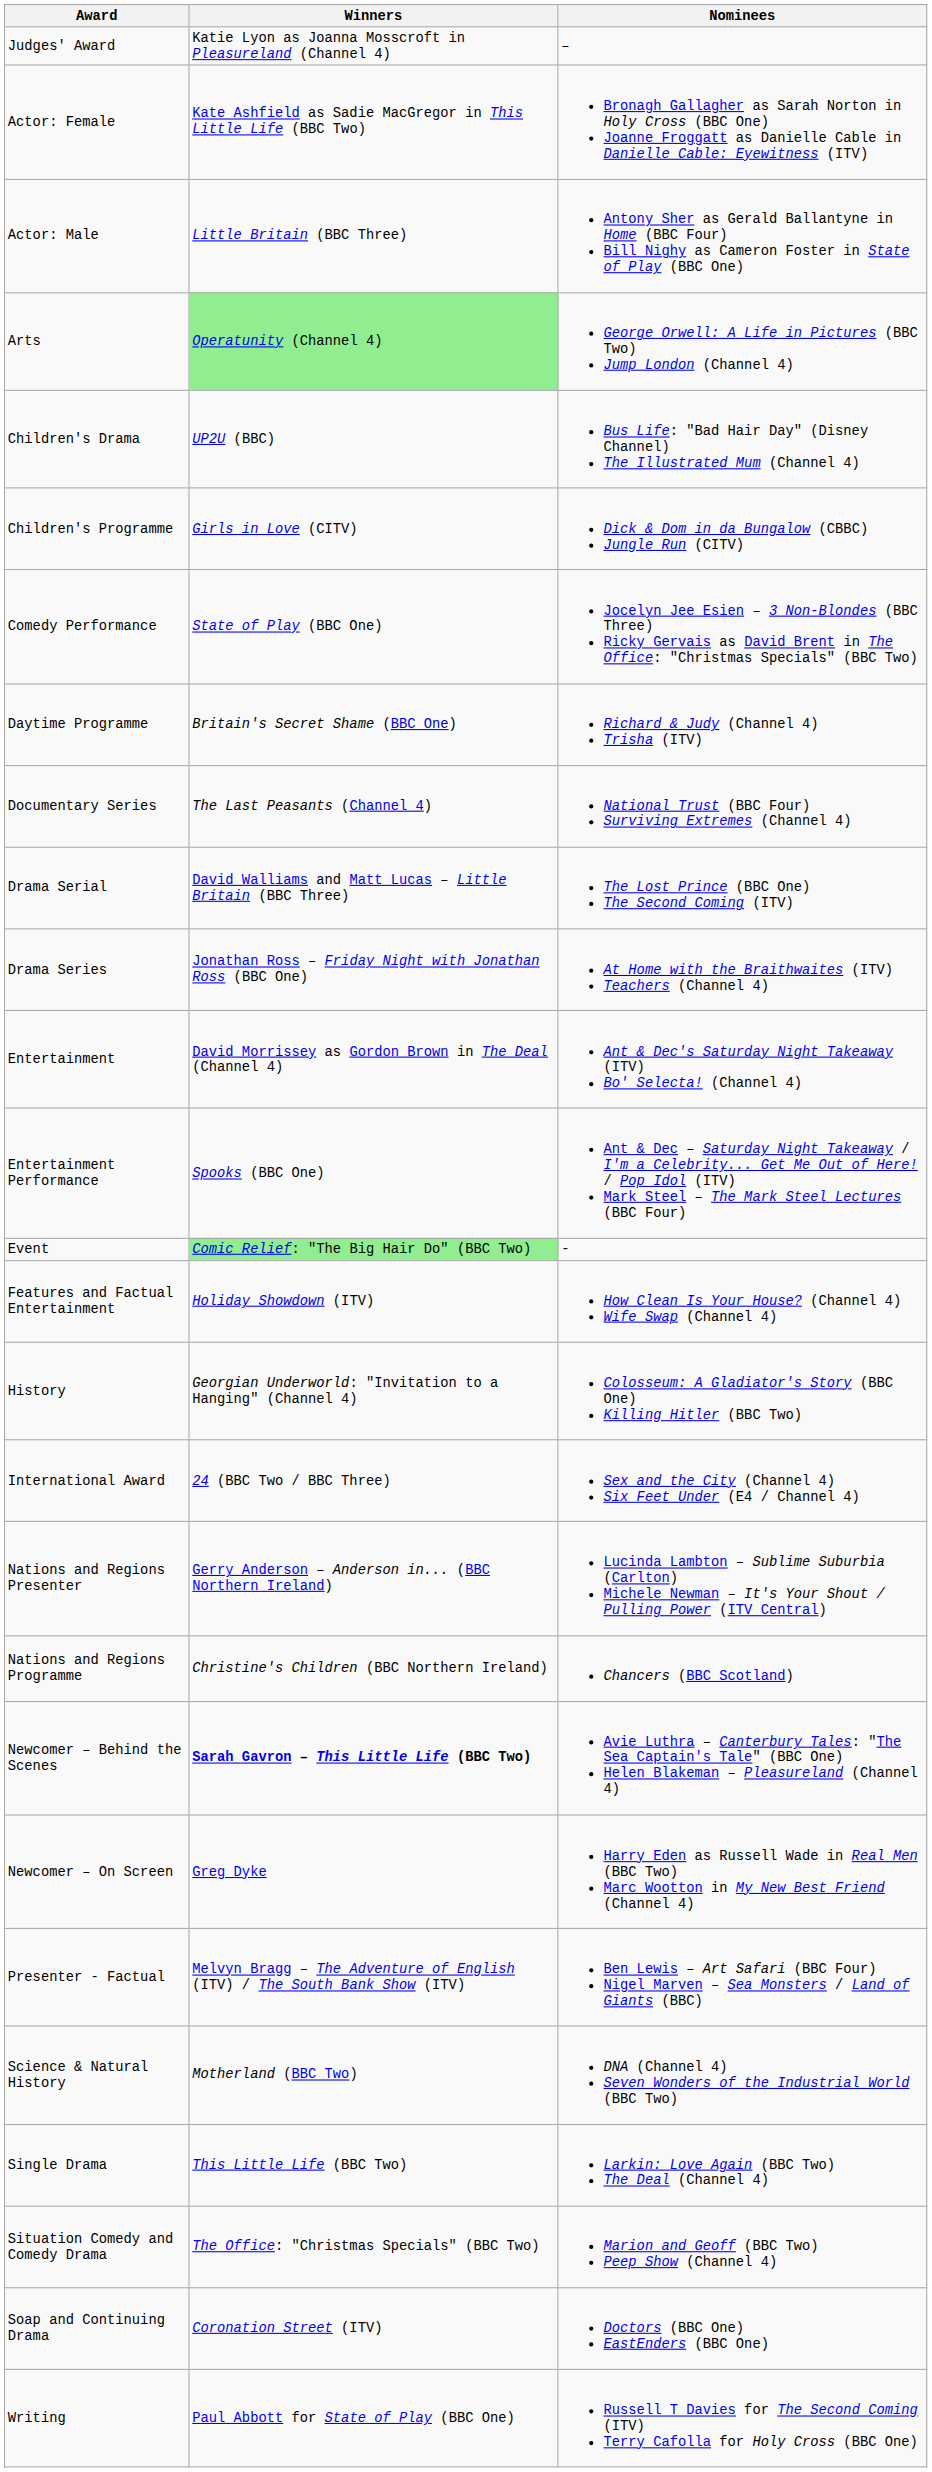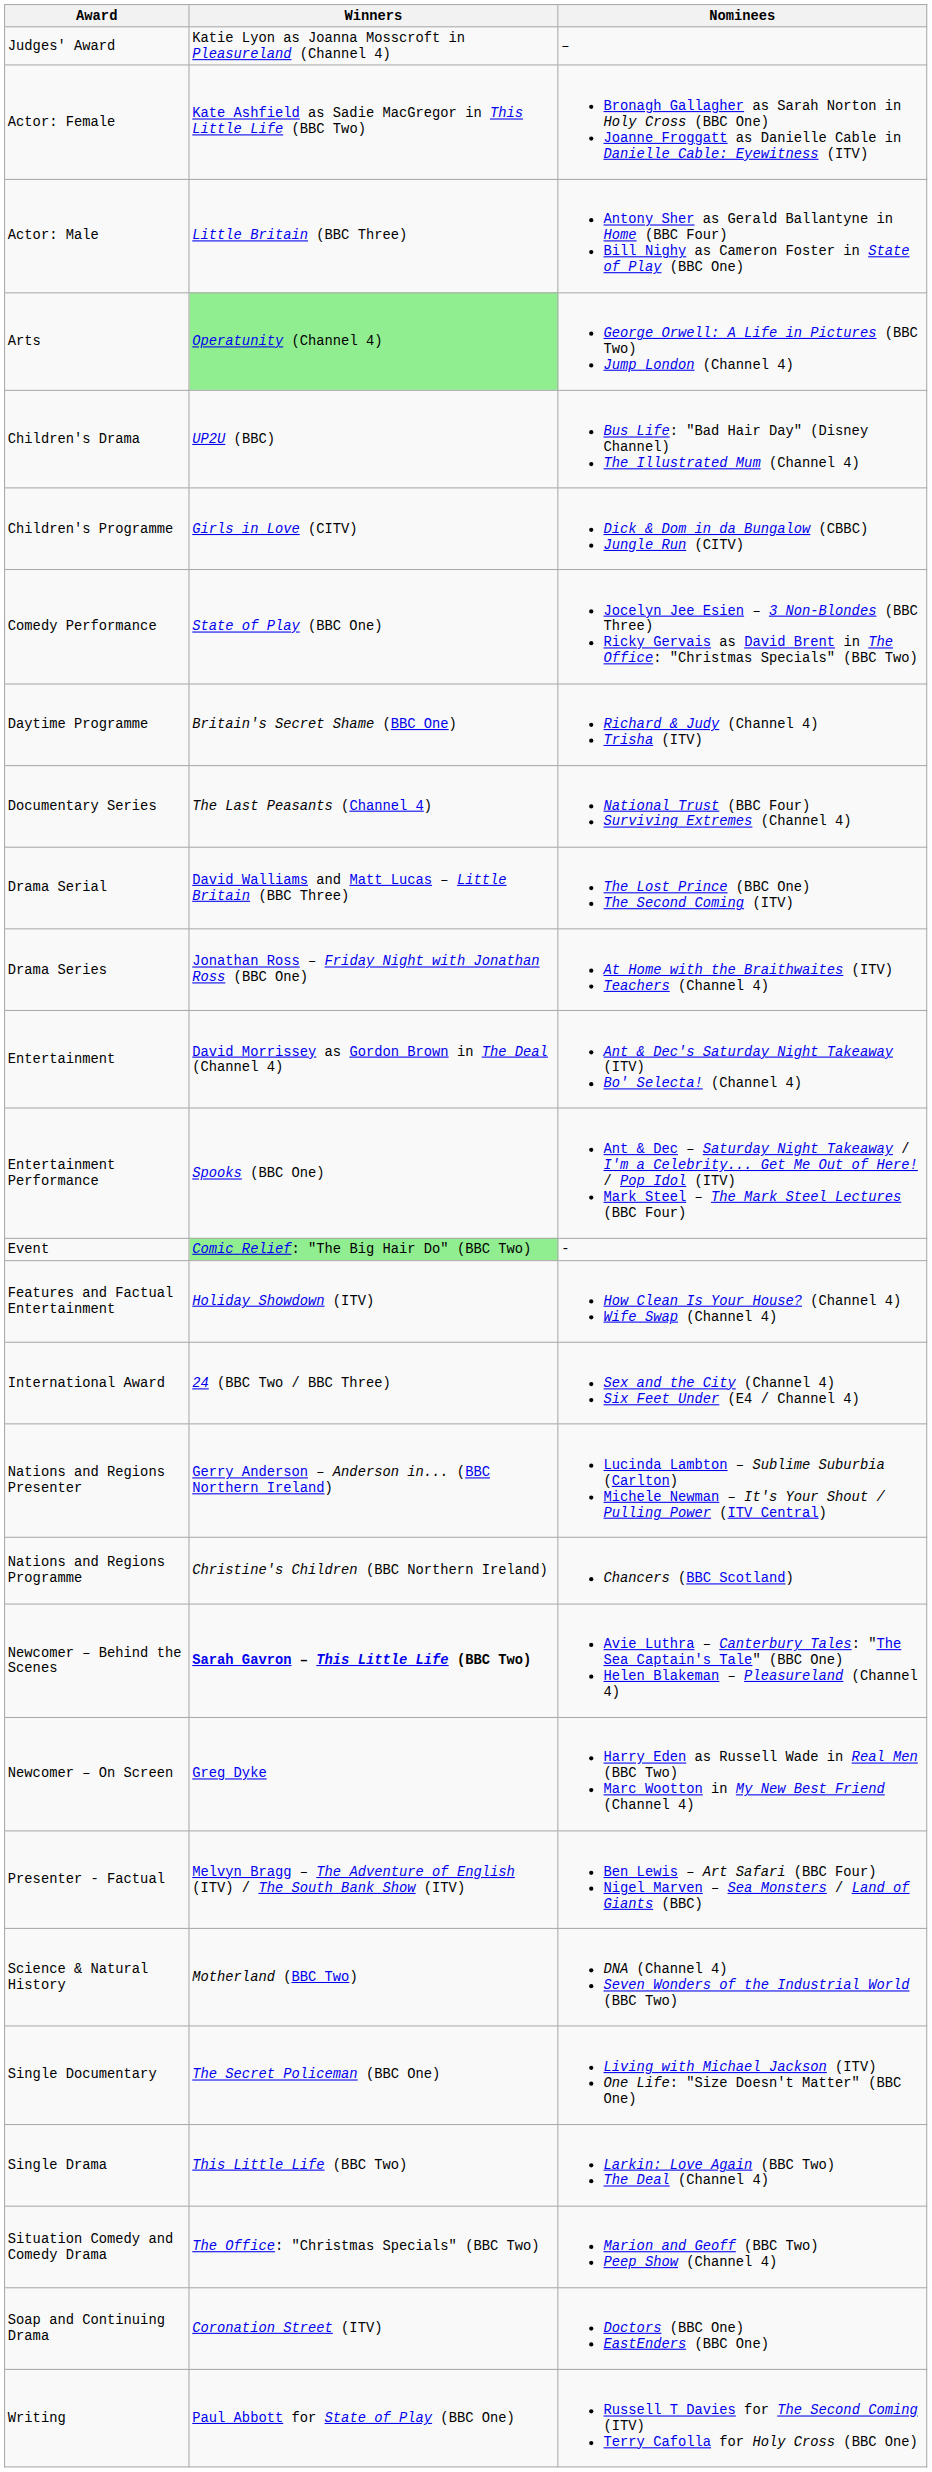- row: (37, 1391)
+ row: (82, 2075)
